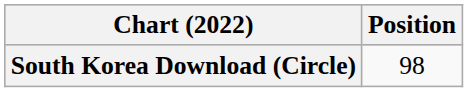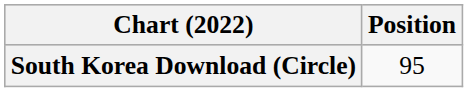(412, 65) 98 -> (412, 65) 95
